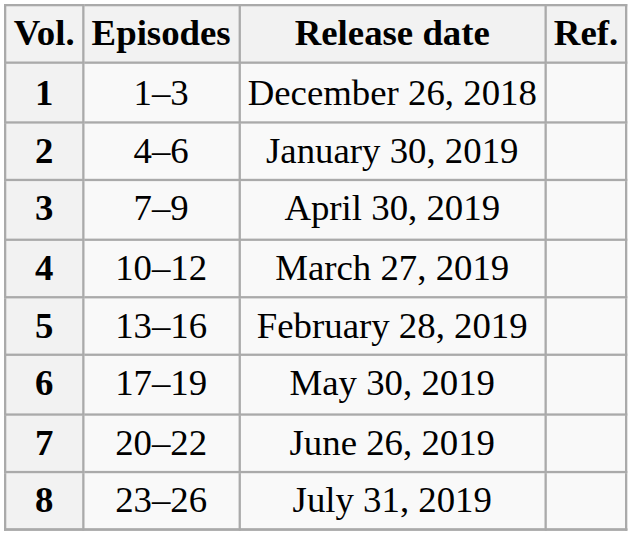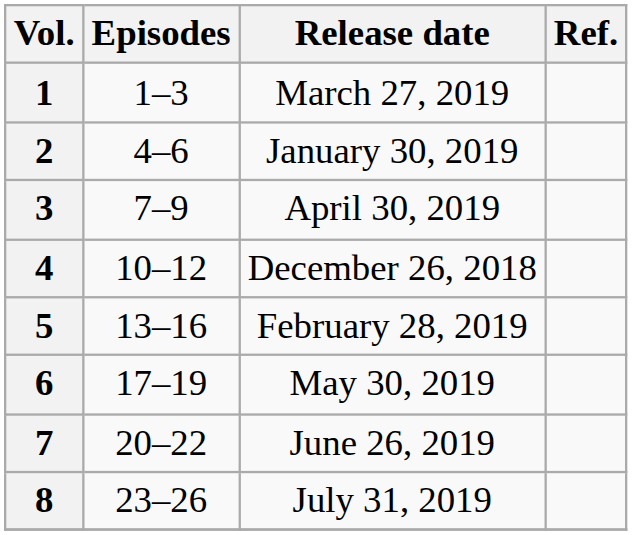(392, 92) December 26, 2018 -> (392, 92) March 27, 2019
(392, 267) March 27, 2019 -> (392, 267) December 26, 2018
